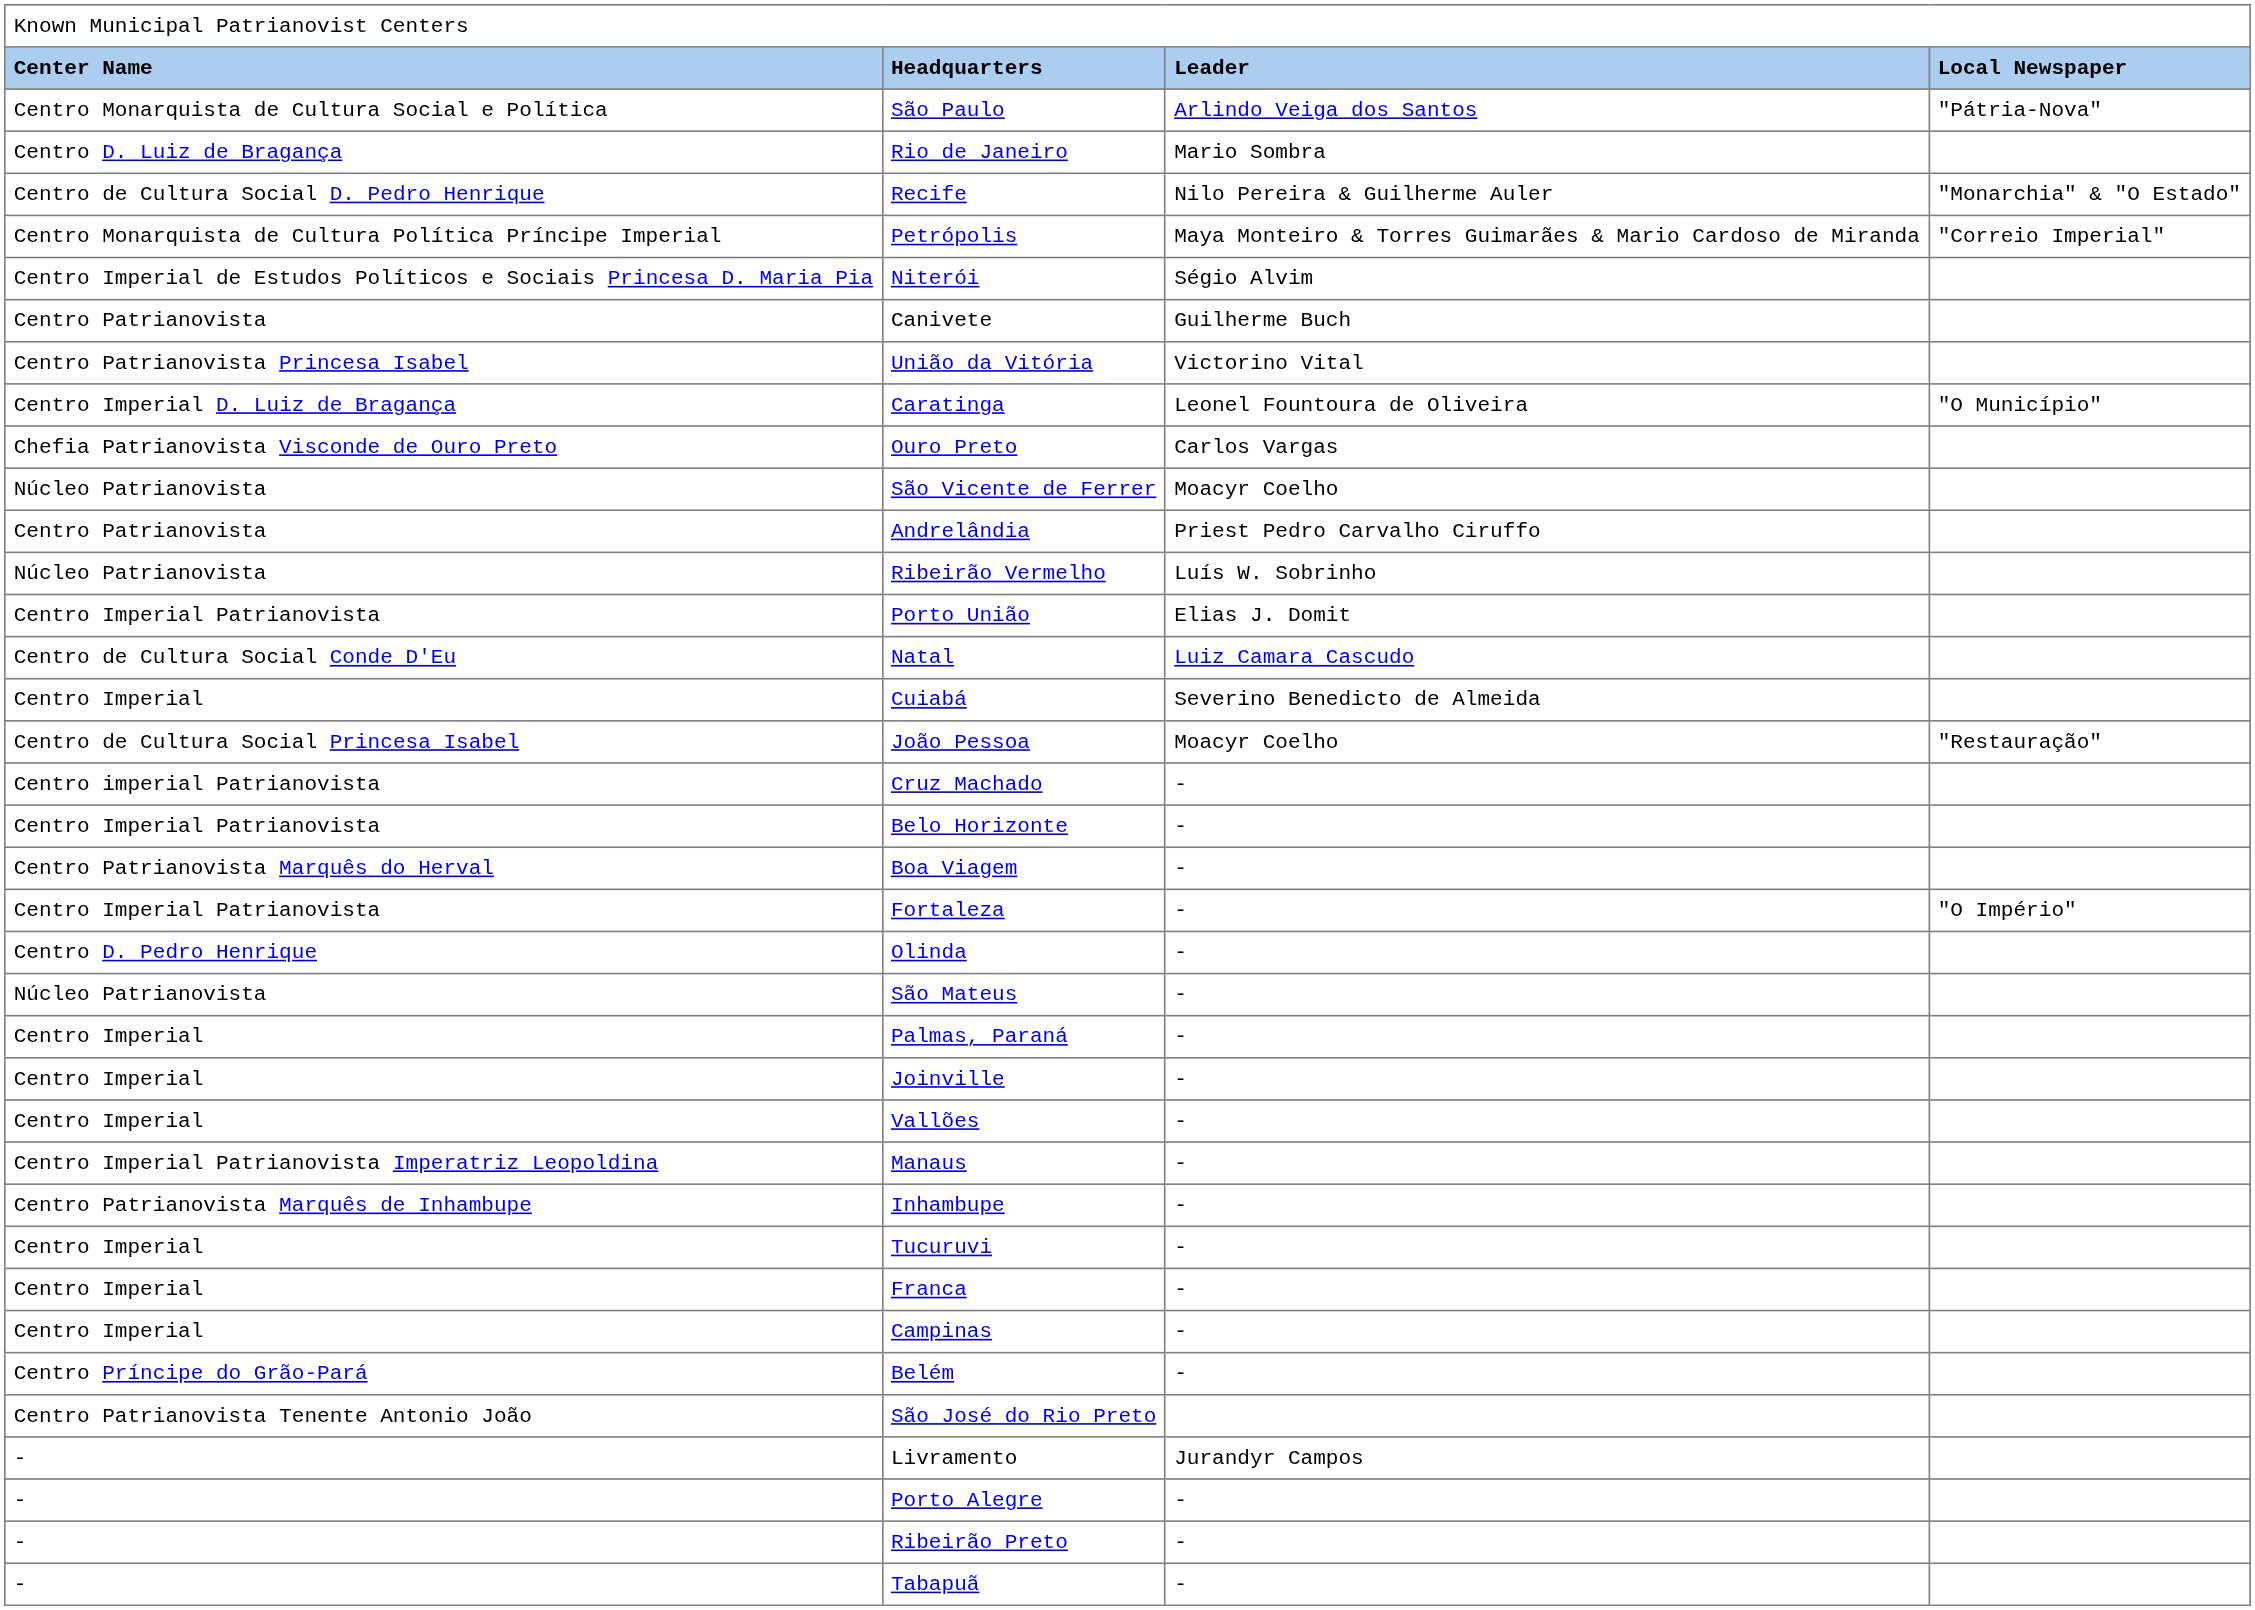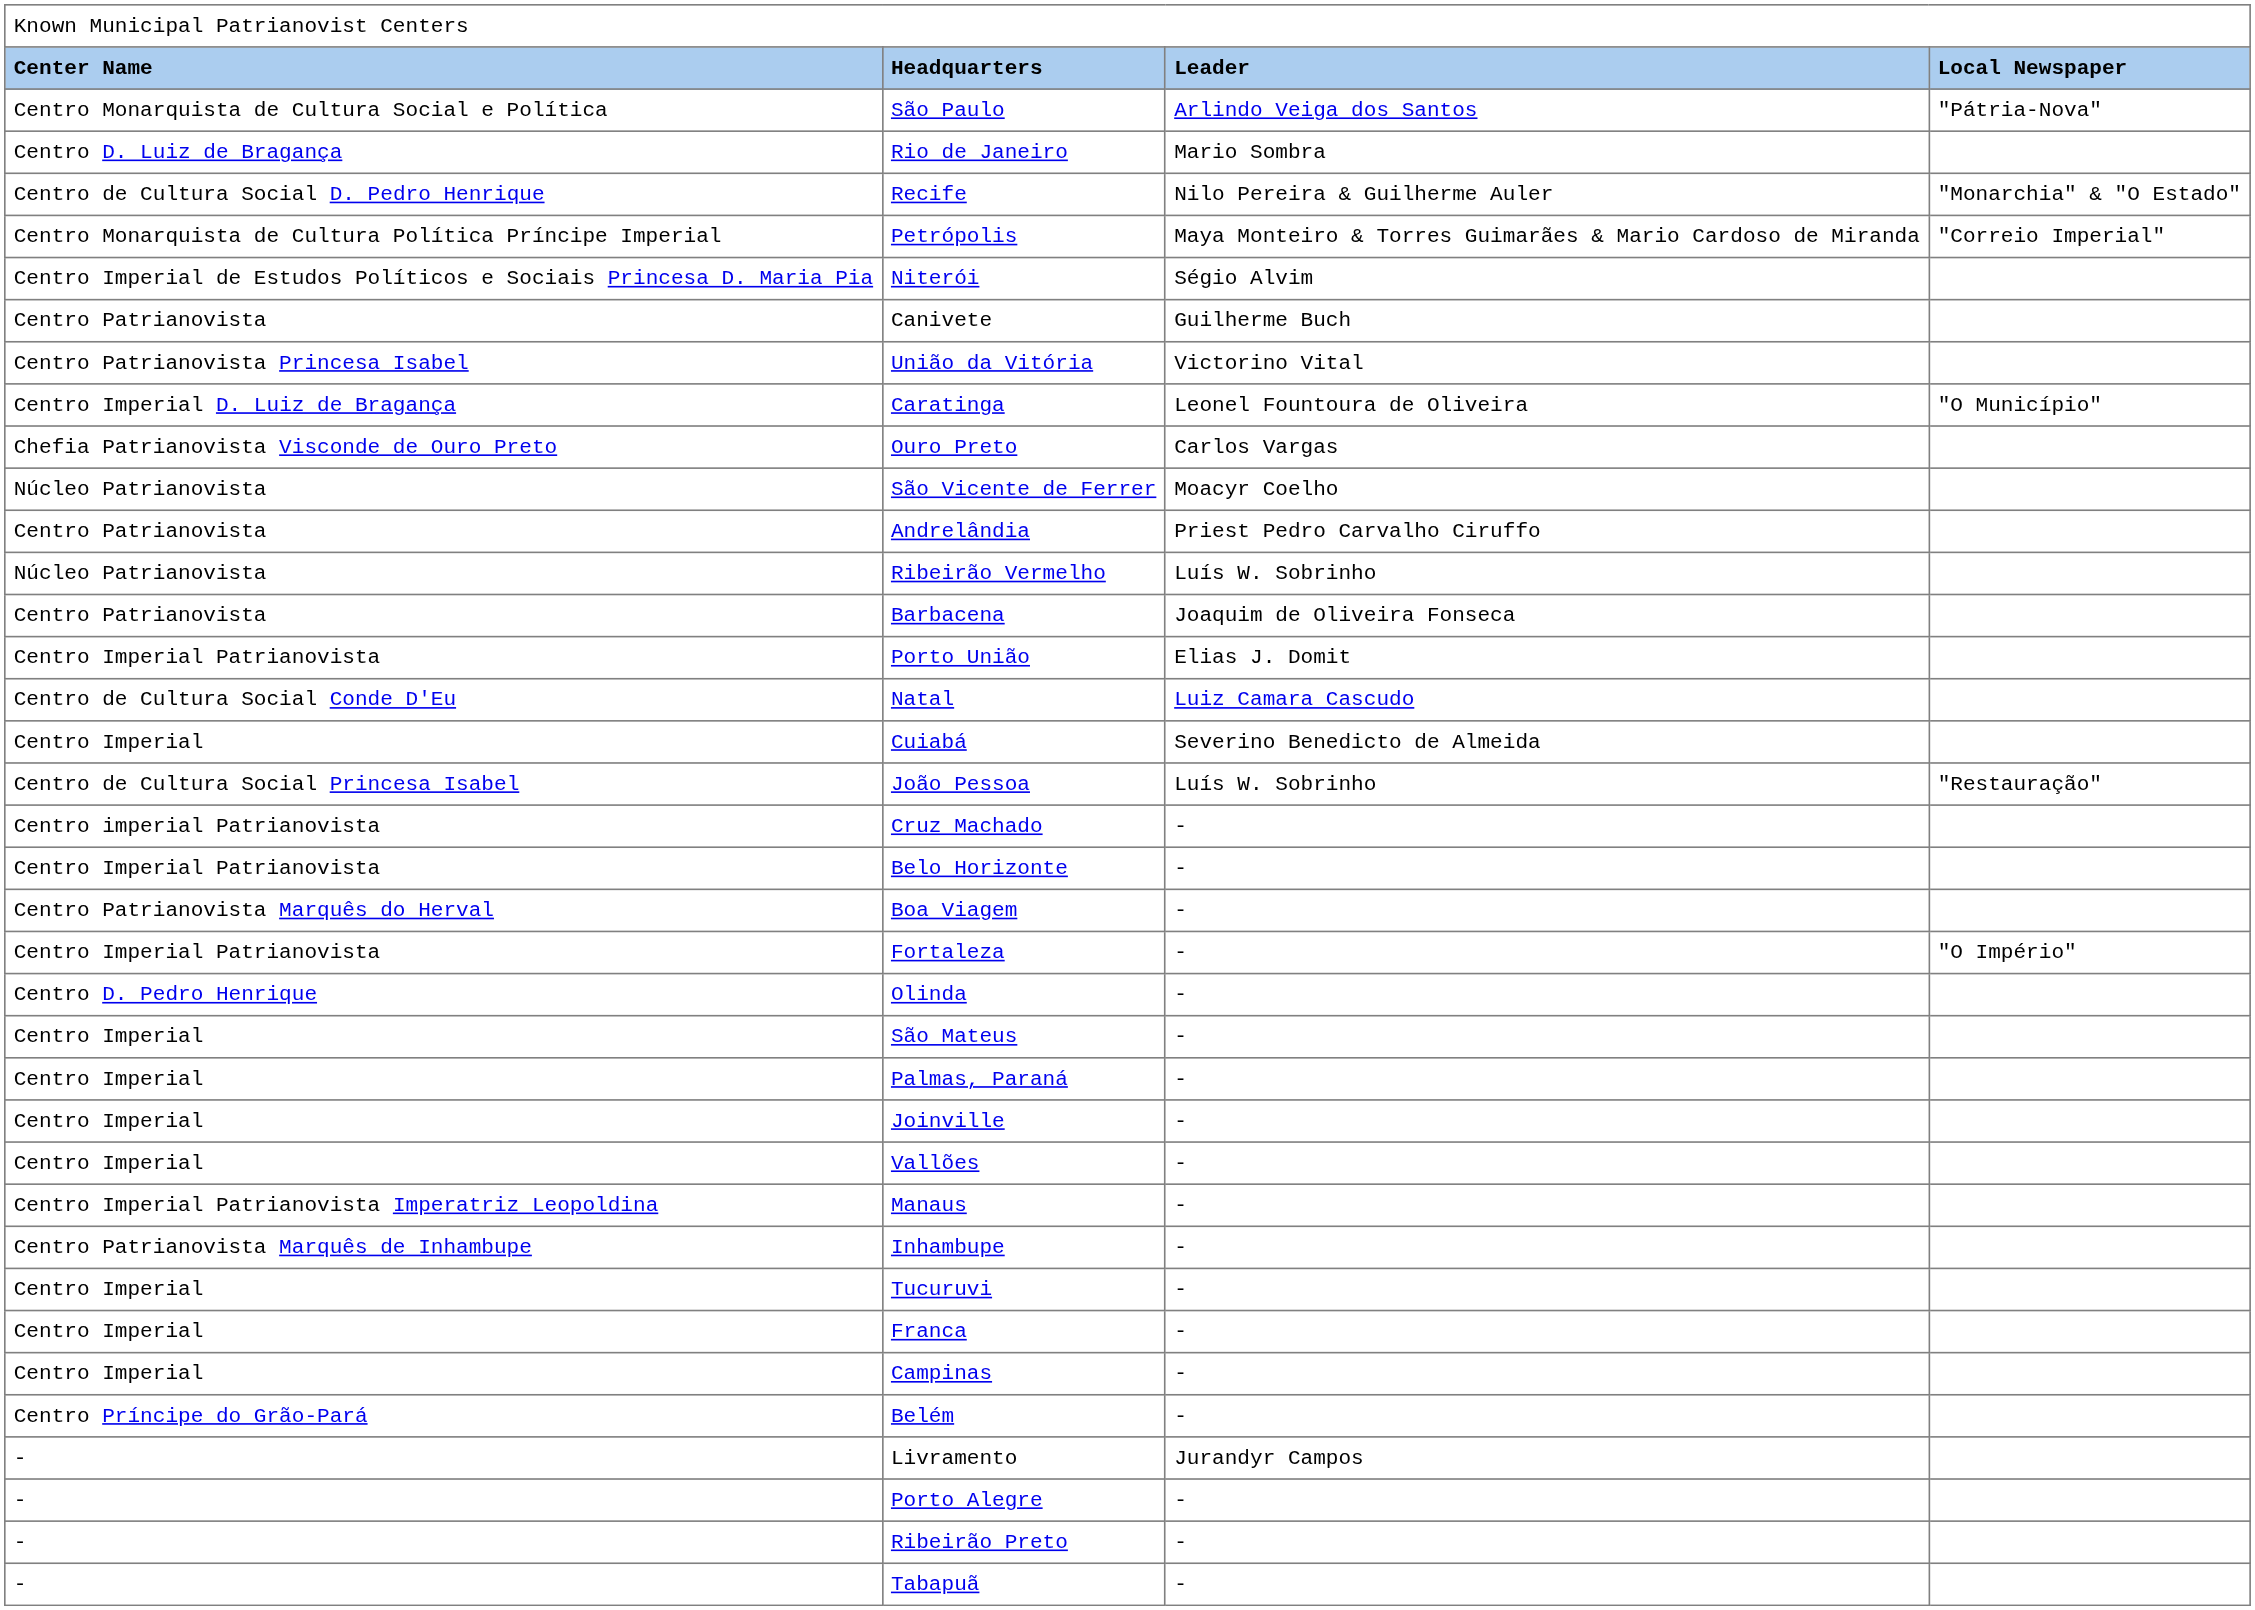+ row: (948, 616)
(1256, 742) Moacyr Coelho -> (1275, 784) Luís W. Sobrinho
(140, 995) Núcleo Patrianovista -> (109, 1037) Centro Imperial
- row: (1024, 1416)
